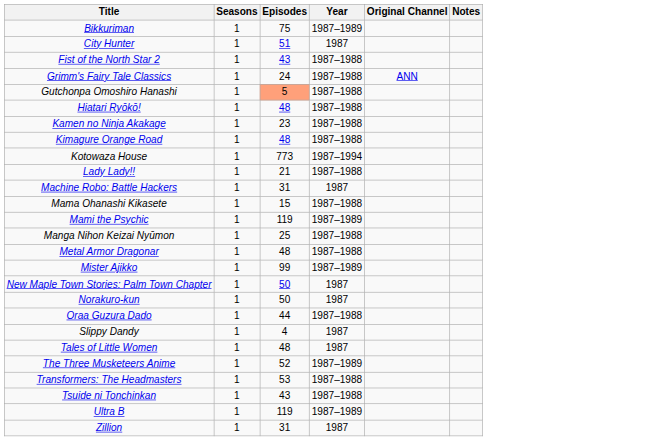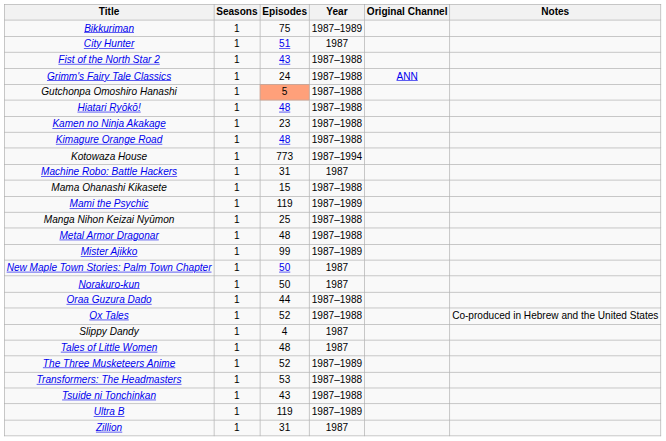- row: (109, 172)
+ row: (109, 316)
